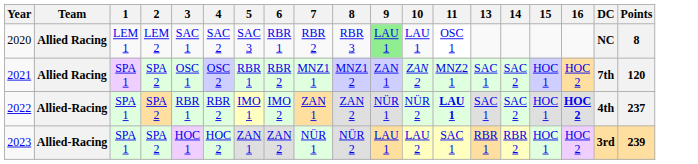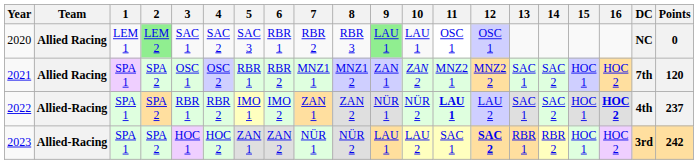+ column: (490, 13)
(157, 40) no background -> (157, 40) lightgreen background
(636, 40) 8 -> (675, 40) 0
(636, 142) 239 -> (675, 142) 242
